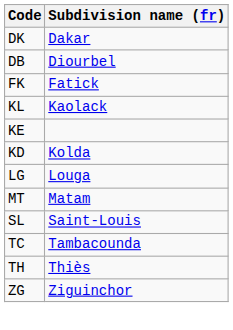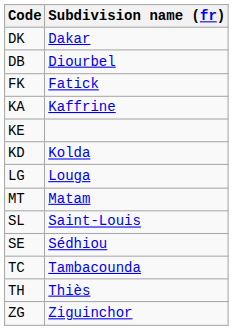+ row: (16, 108)
- row: (16, 108)
+ row: (16, 245)
